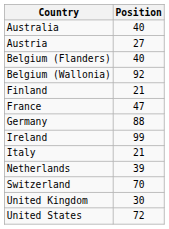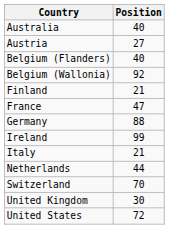(139, 169) 39 -> (139, 169) 44
